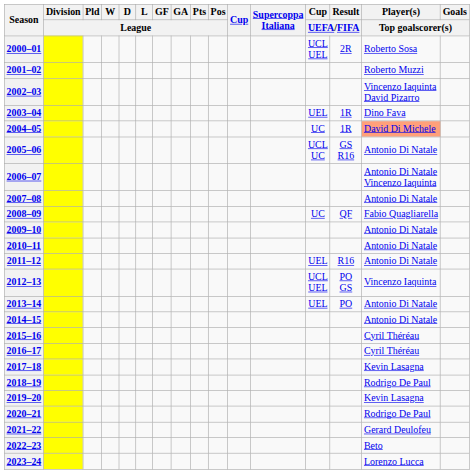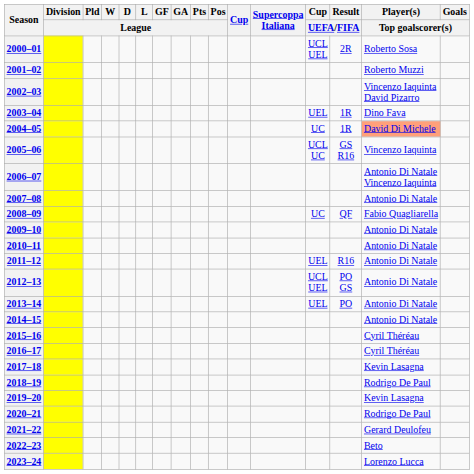(401, 150) Antonio Di Natale -> (400, 150) Vincenzo Iaquinta
(400, 282) Vincenzo Iaquinta -> (401, 282) Antonio Di Natale
